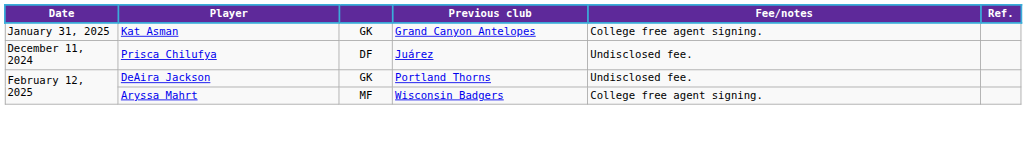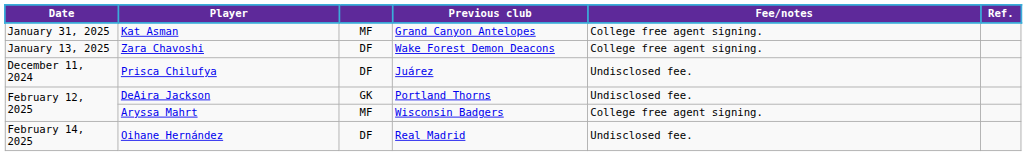(366, 32) GK -> (366, 32) MF
+ row: (162, 49)
+ row: (172, 136)
